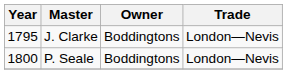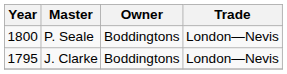rows swapped: (71, 36) <-> (69, 58)
